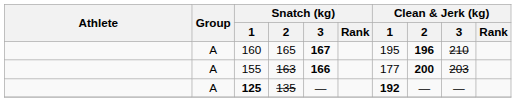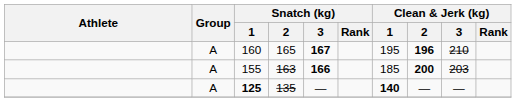(390, 69) 177 -> (390, 69) 185
(390, 87) 192 -> (390, 87) 140
